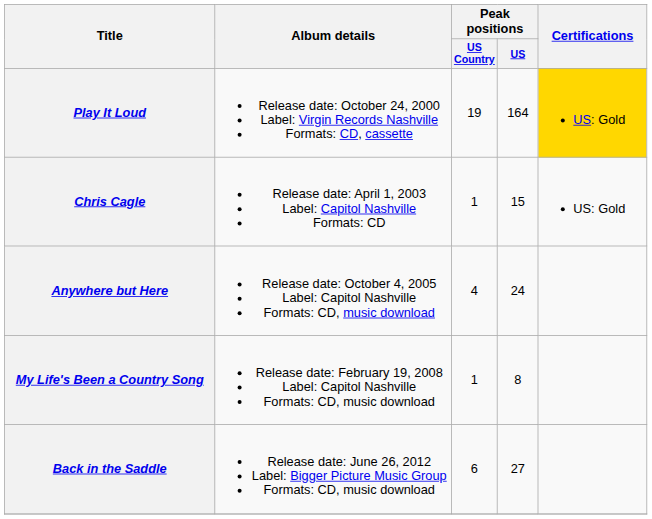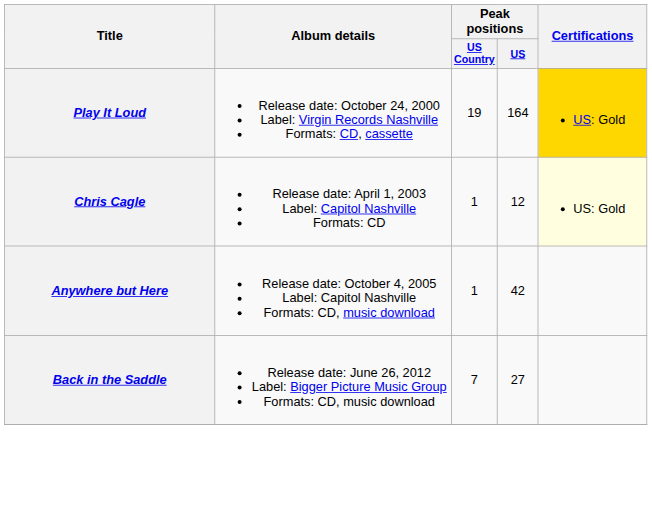(518, 201) 15 -> (518, 201) 12
(593, 209) no background -> (593, 209) lightyellow background
(474, 291) 4 -> (474, 291) 1
(518, 291) 24 -> (518, 291) 42
- row: (110, 380)
(474, 469) 6 -> (474, 380) 7
